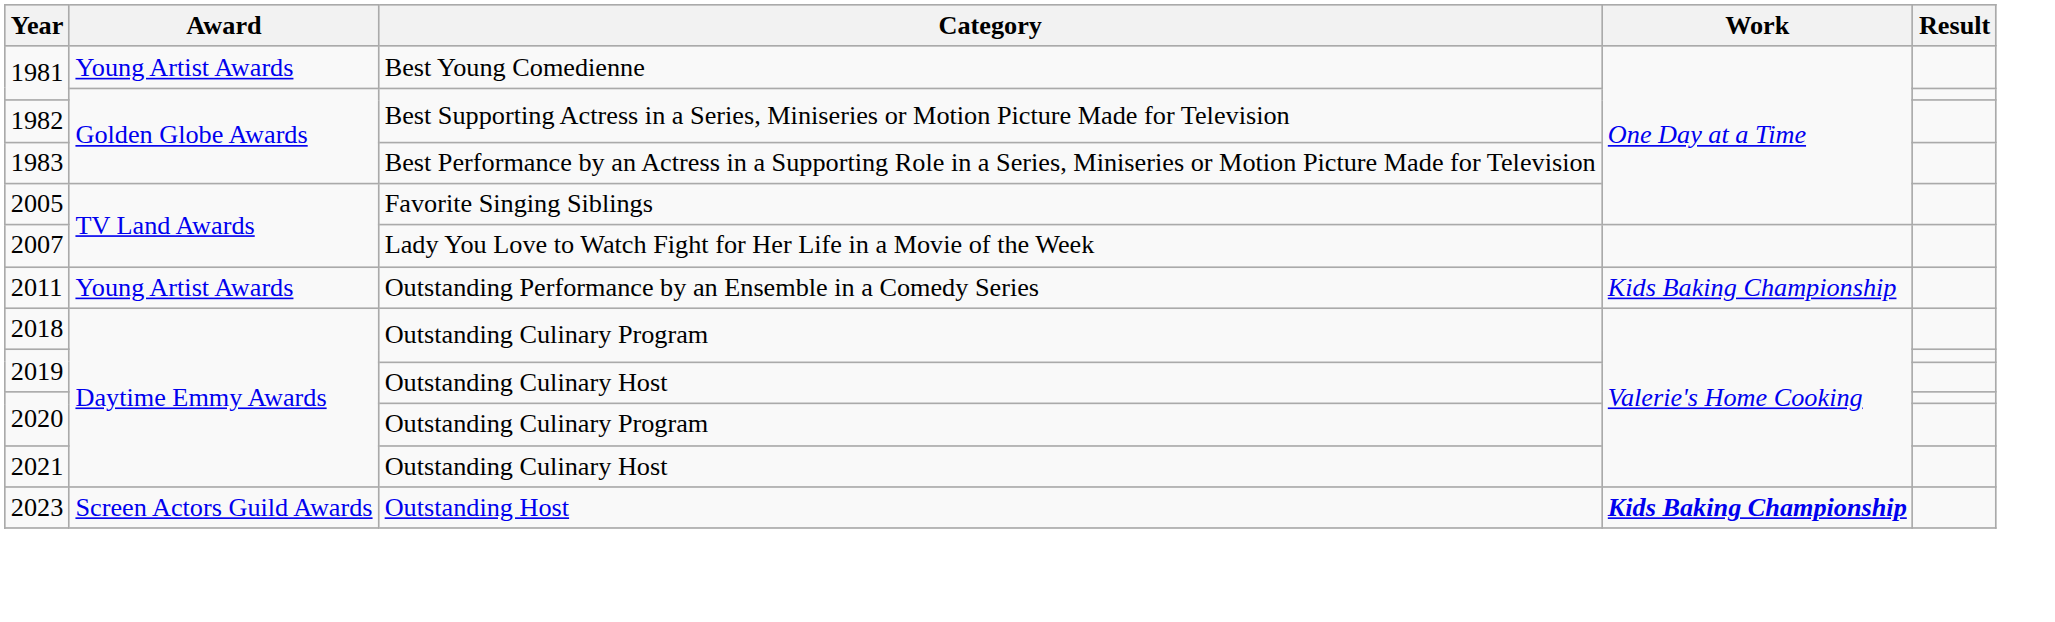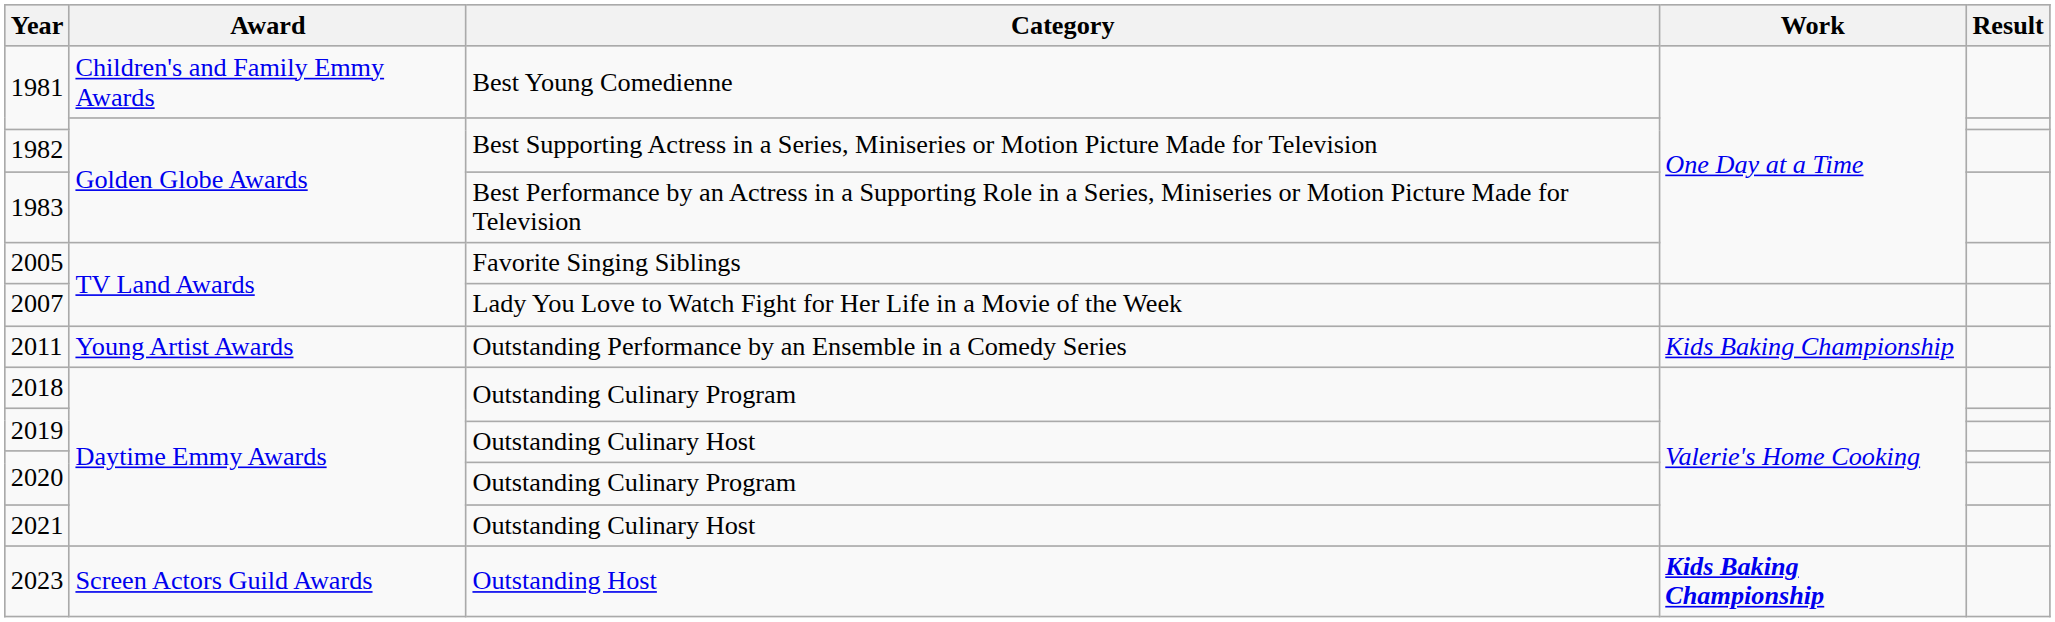(184, 66) Young Artist Awards -> (230, 81) Children's and Family Emmy Awards
